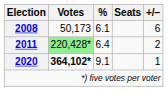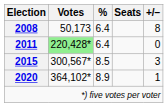(103, 28) 6.1 -> (103, 28) 6.4
(158, 28) 6 -> (158, 28) 8
(158, 44) 2 -> (158, 44) 0
+ row: (26, 61)
(71, 61) bold -> (71, 77) normal
(103, 61) 9.1 -> (103, 77) 8.9
